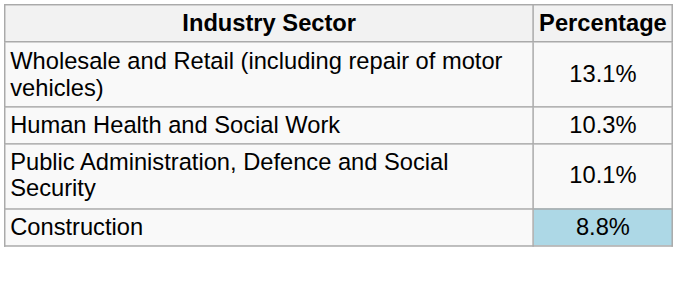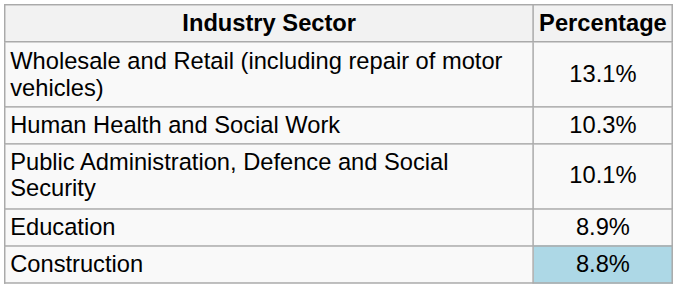+ row: (63, 226)
